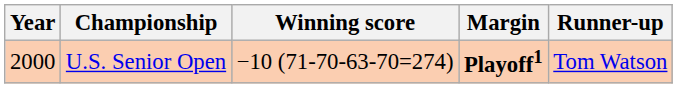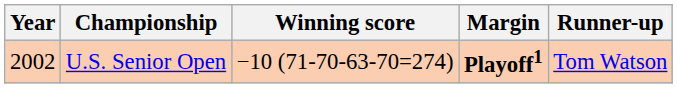(33, 61) 2000 -> (33, 61) 2002
